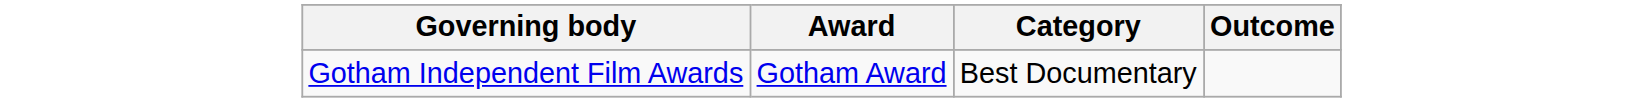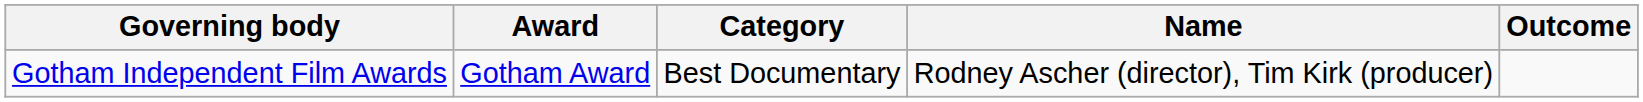+ column: (1203, 27)
